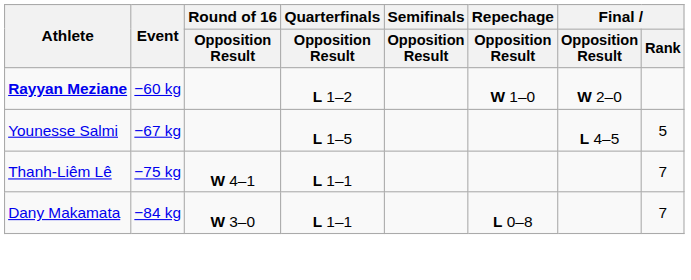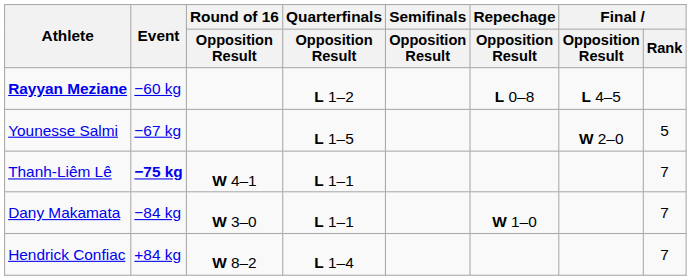(513, 98) W 1–0 -> (515, 98) L 0–8
(599, 98) W 2–0 -> (601, 98) L 4–5
(600, 139) L 4–5 -> (601, 139) W 2–0
(158, 172) normal -> (159, 172) bold
(513, 222) L 0–8 -> (514, 222) W 1–0
+ row: (67, 255)
